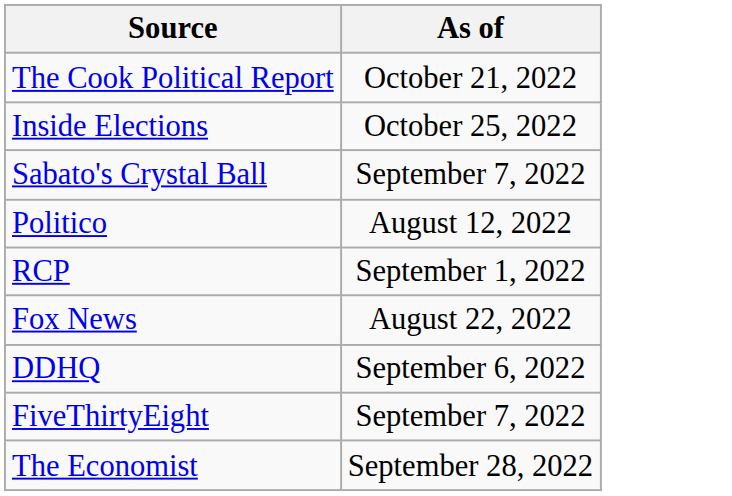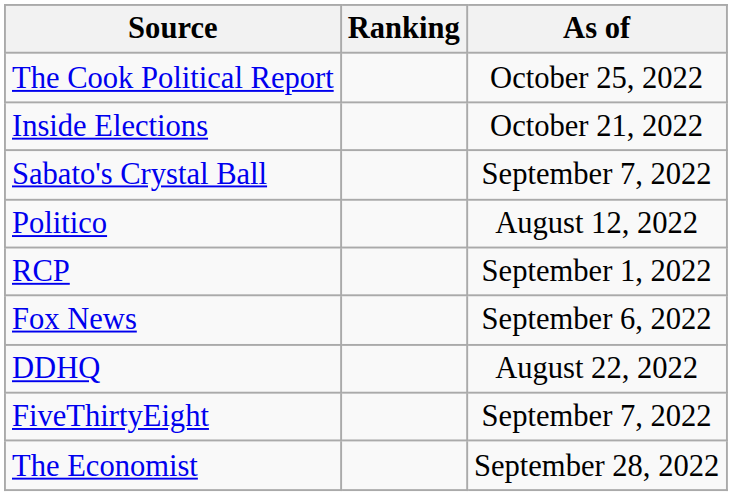+ column: (404, 28)
(470, 77) October 21, 2022 -> (597, 77) October 25, 2022
(470, 125) October 25, 2022 -> (597, 125) October 21, 2022
(470, 319) August 22, 2022 -> (597, 319) September 6, 2022
(470, 367) September 6, 2022 -> (597, 367) August 22, 2022
